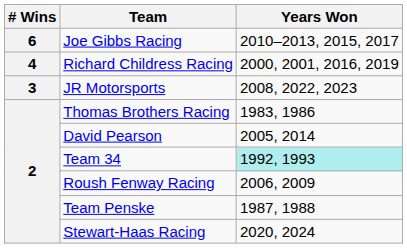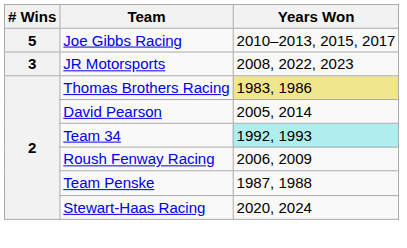(32, 40) 6 -> (32, 40) 5
- row: (148, 64)
(278, 112) no background -> (274, 88) khaki background
